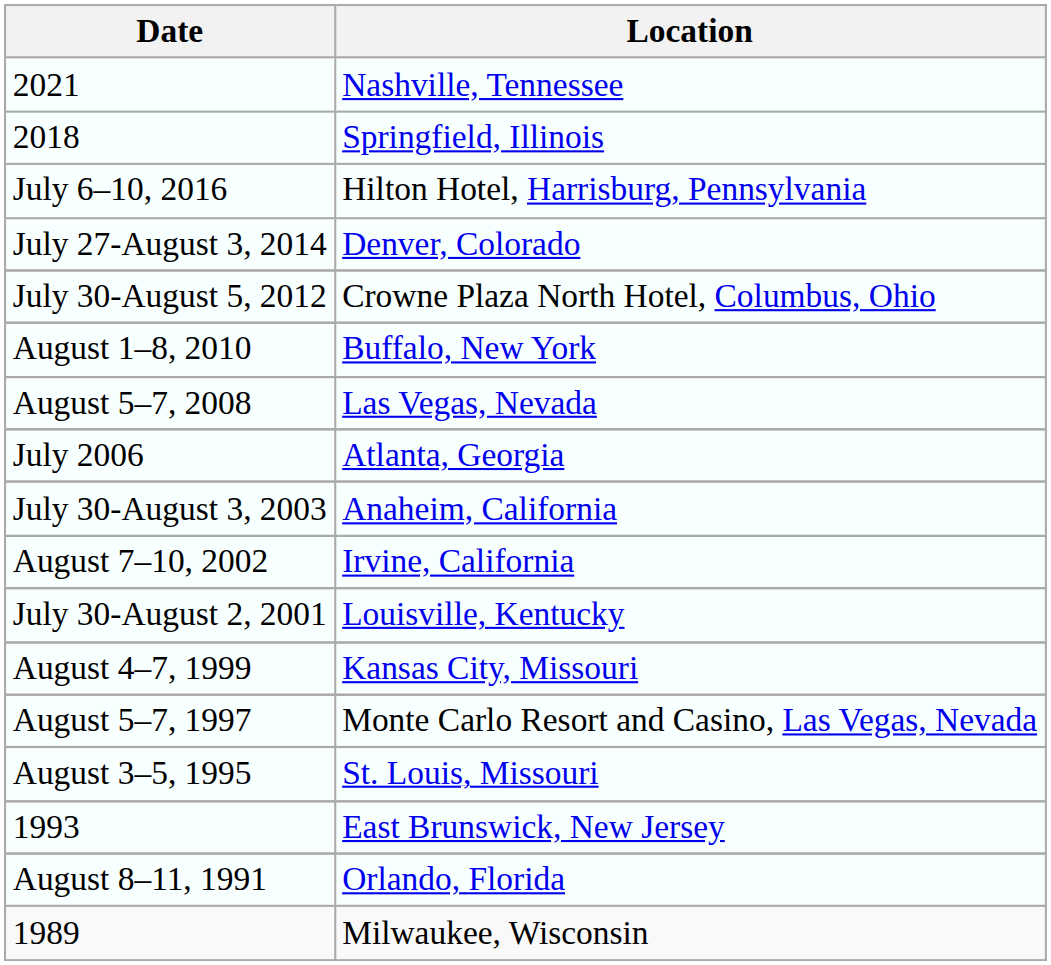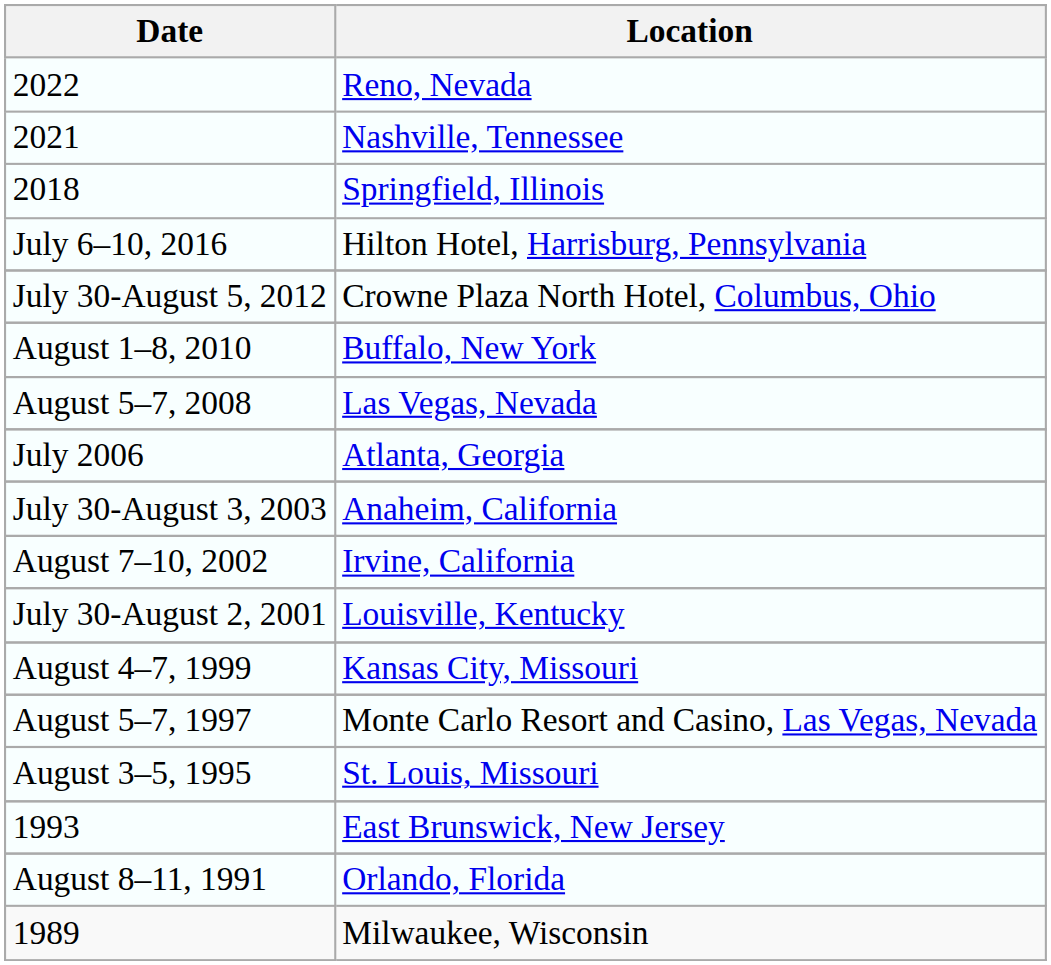+ row: (46, 84)
- row: (170, 243)
